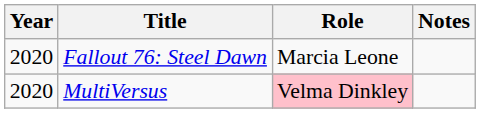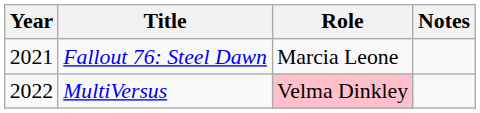(31, 56) 2020 -> (31, 56) 2021
(31, 90) 2020 -> (31, 90) 2022
